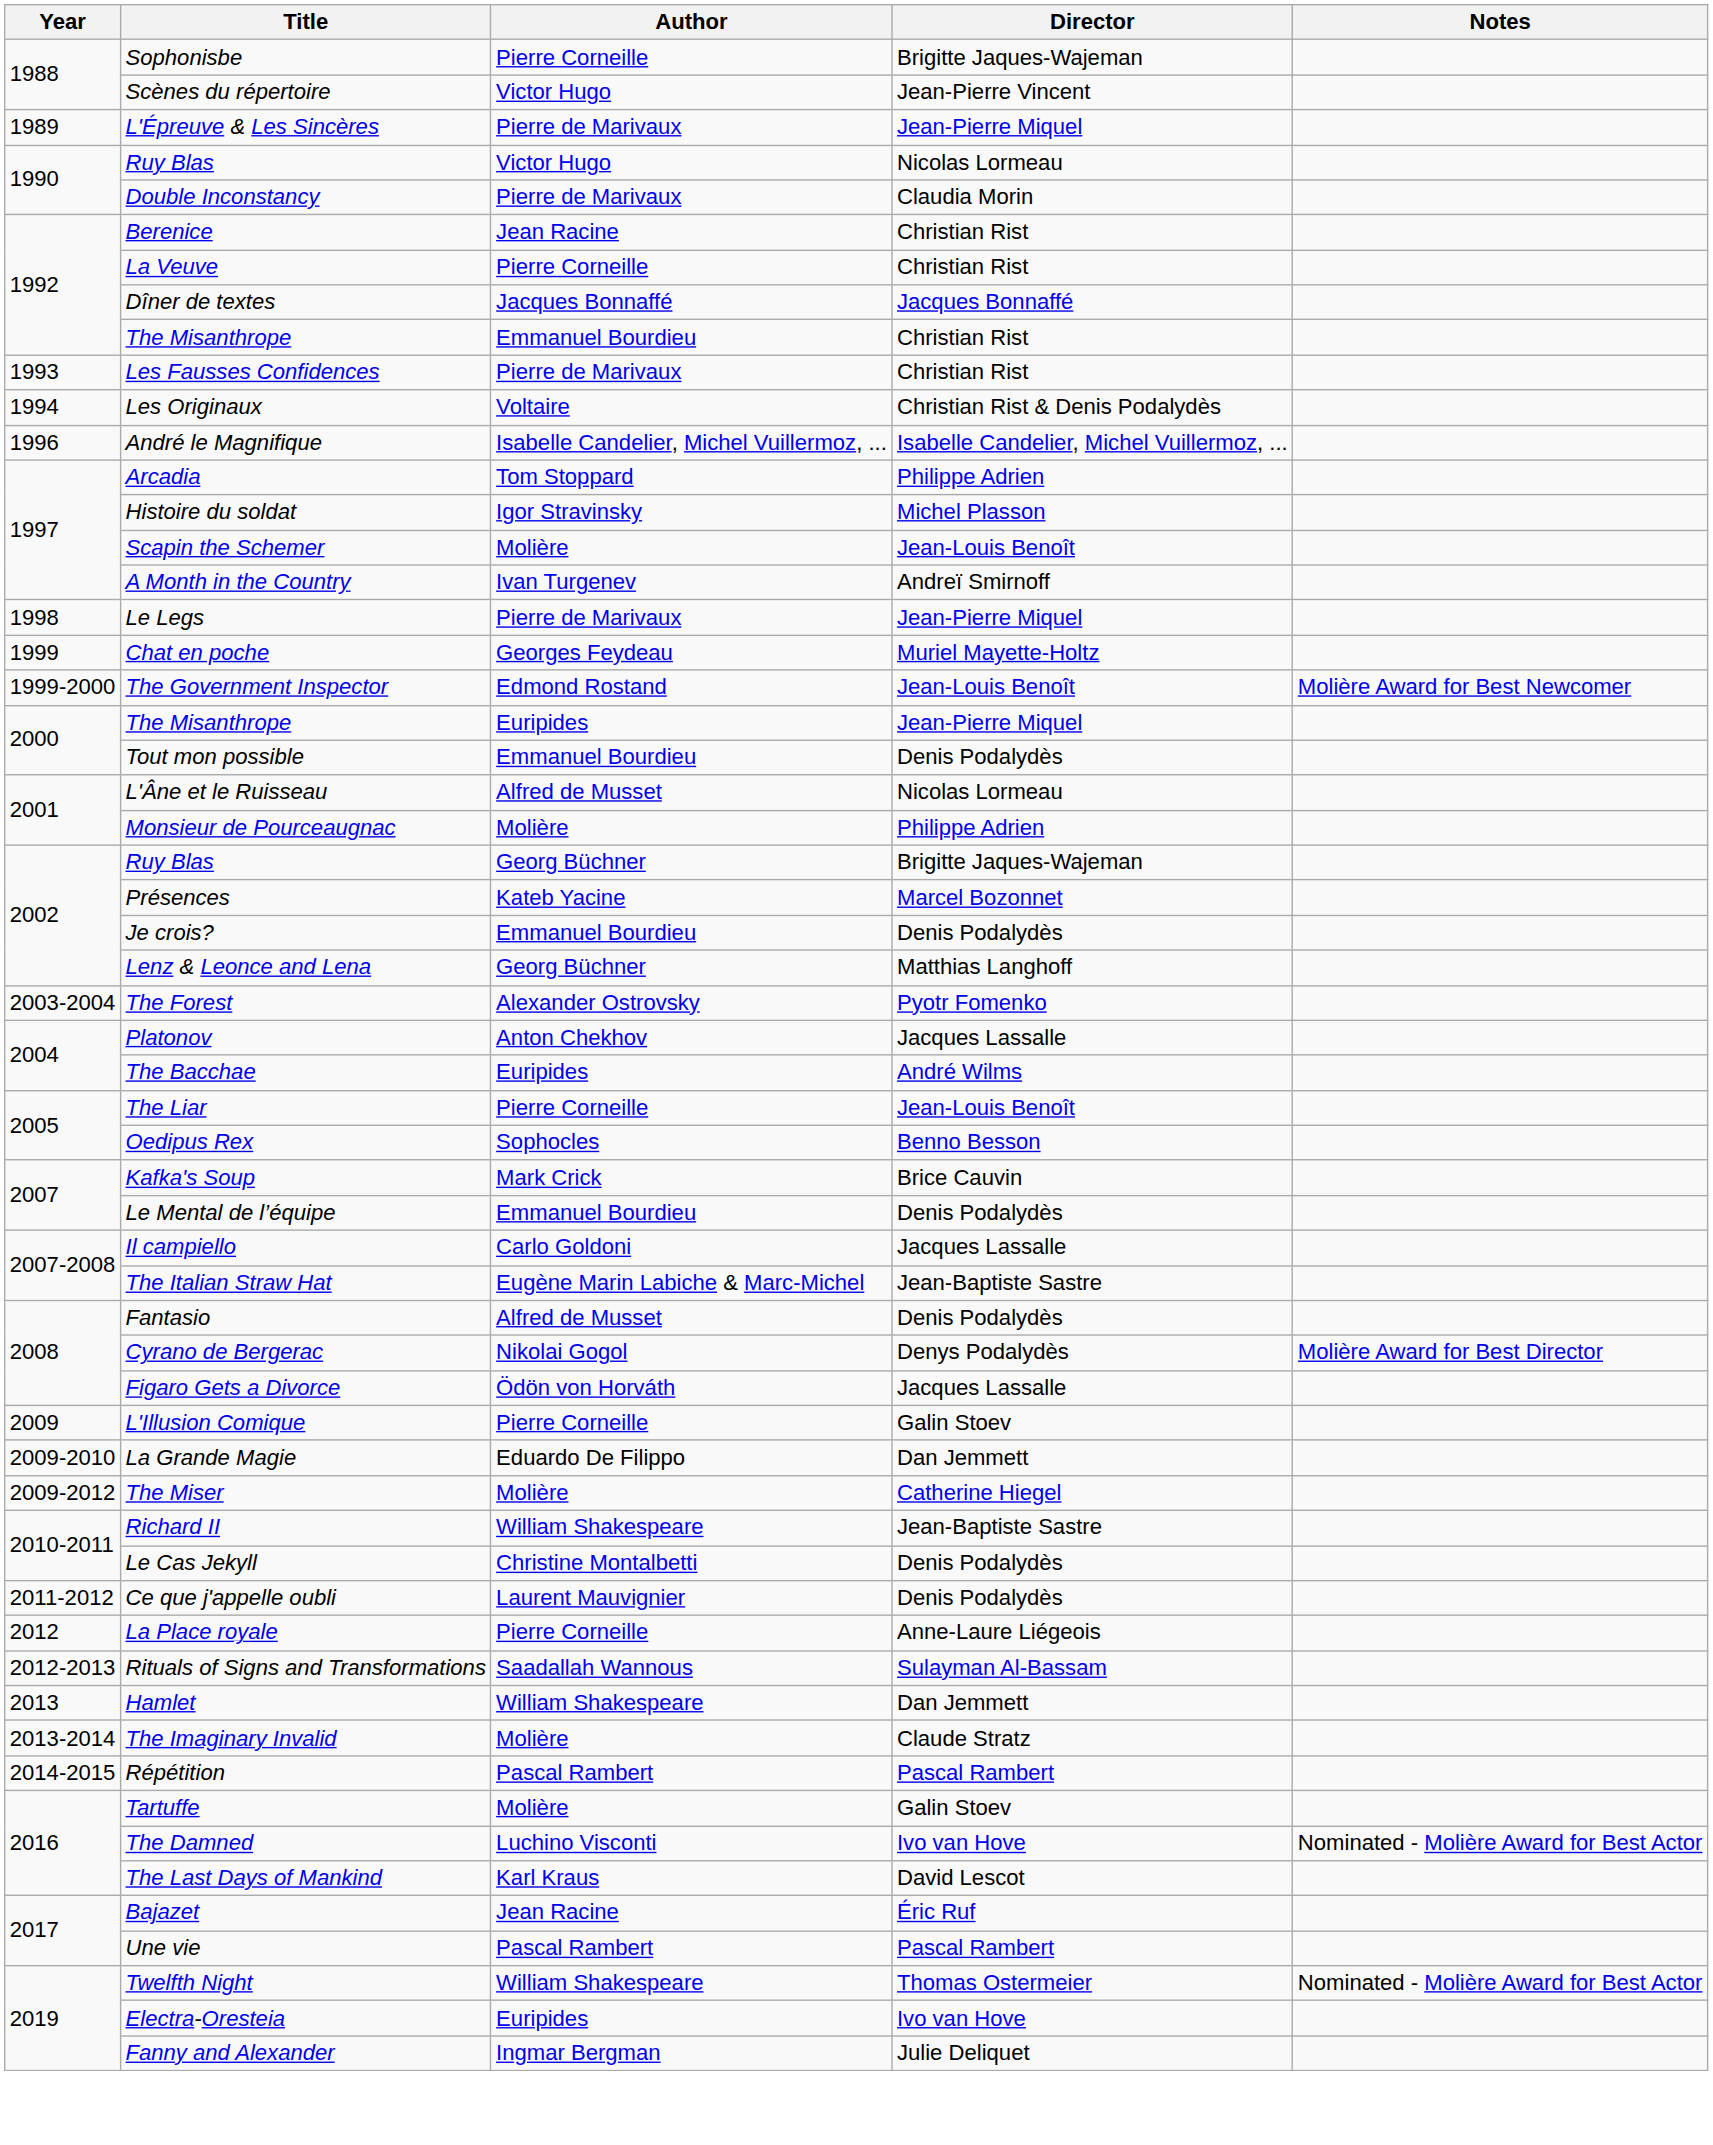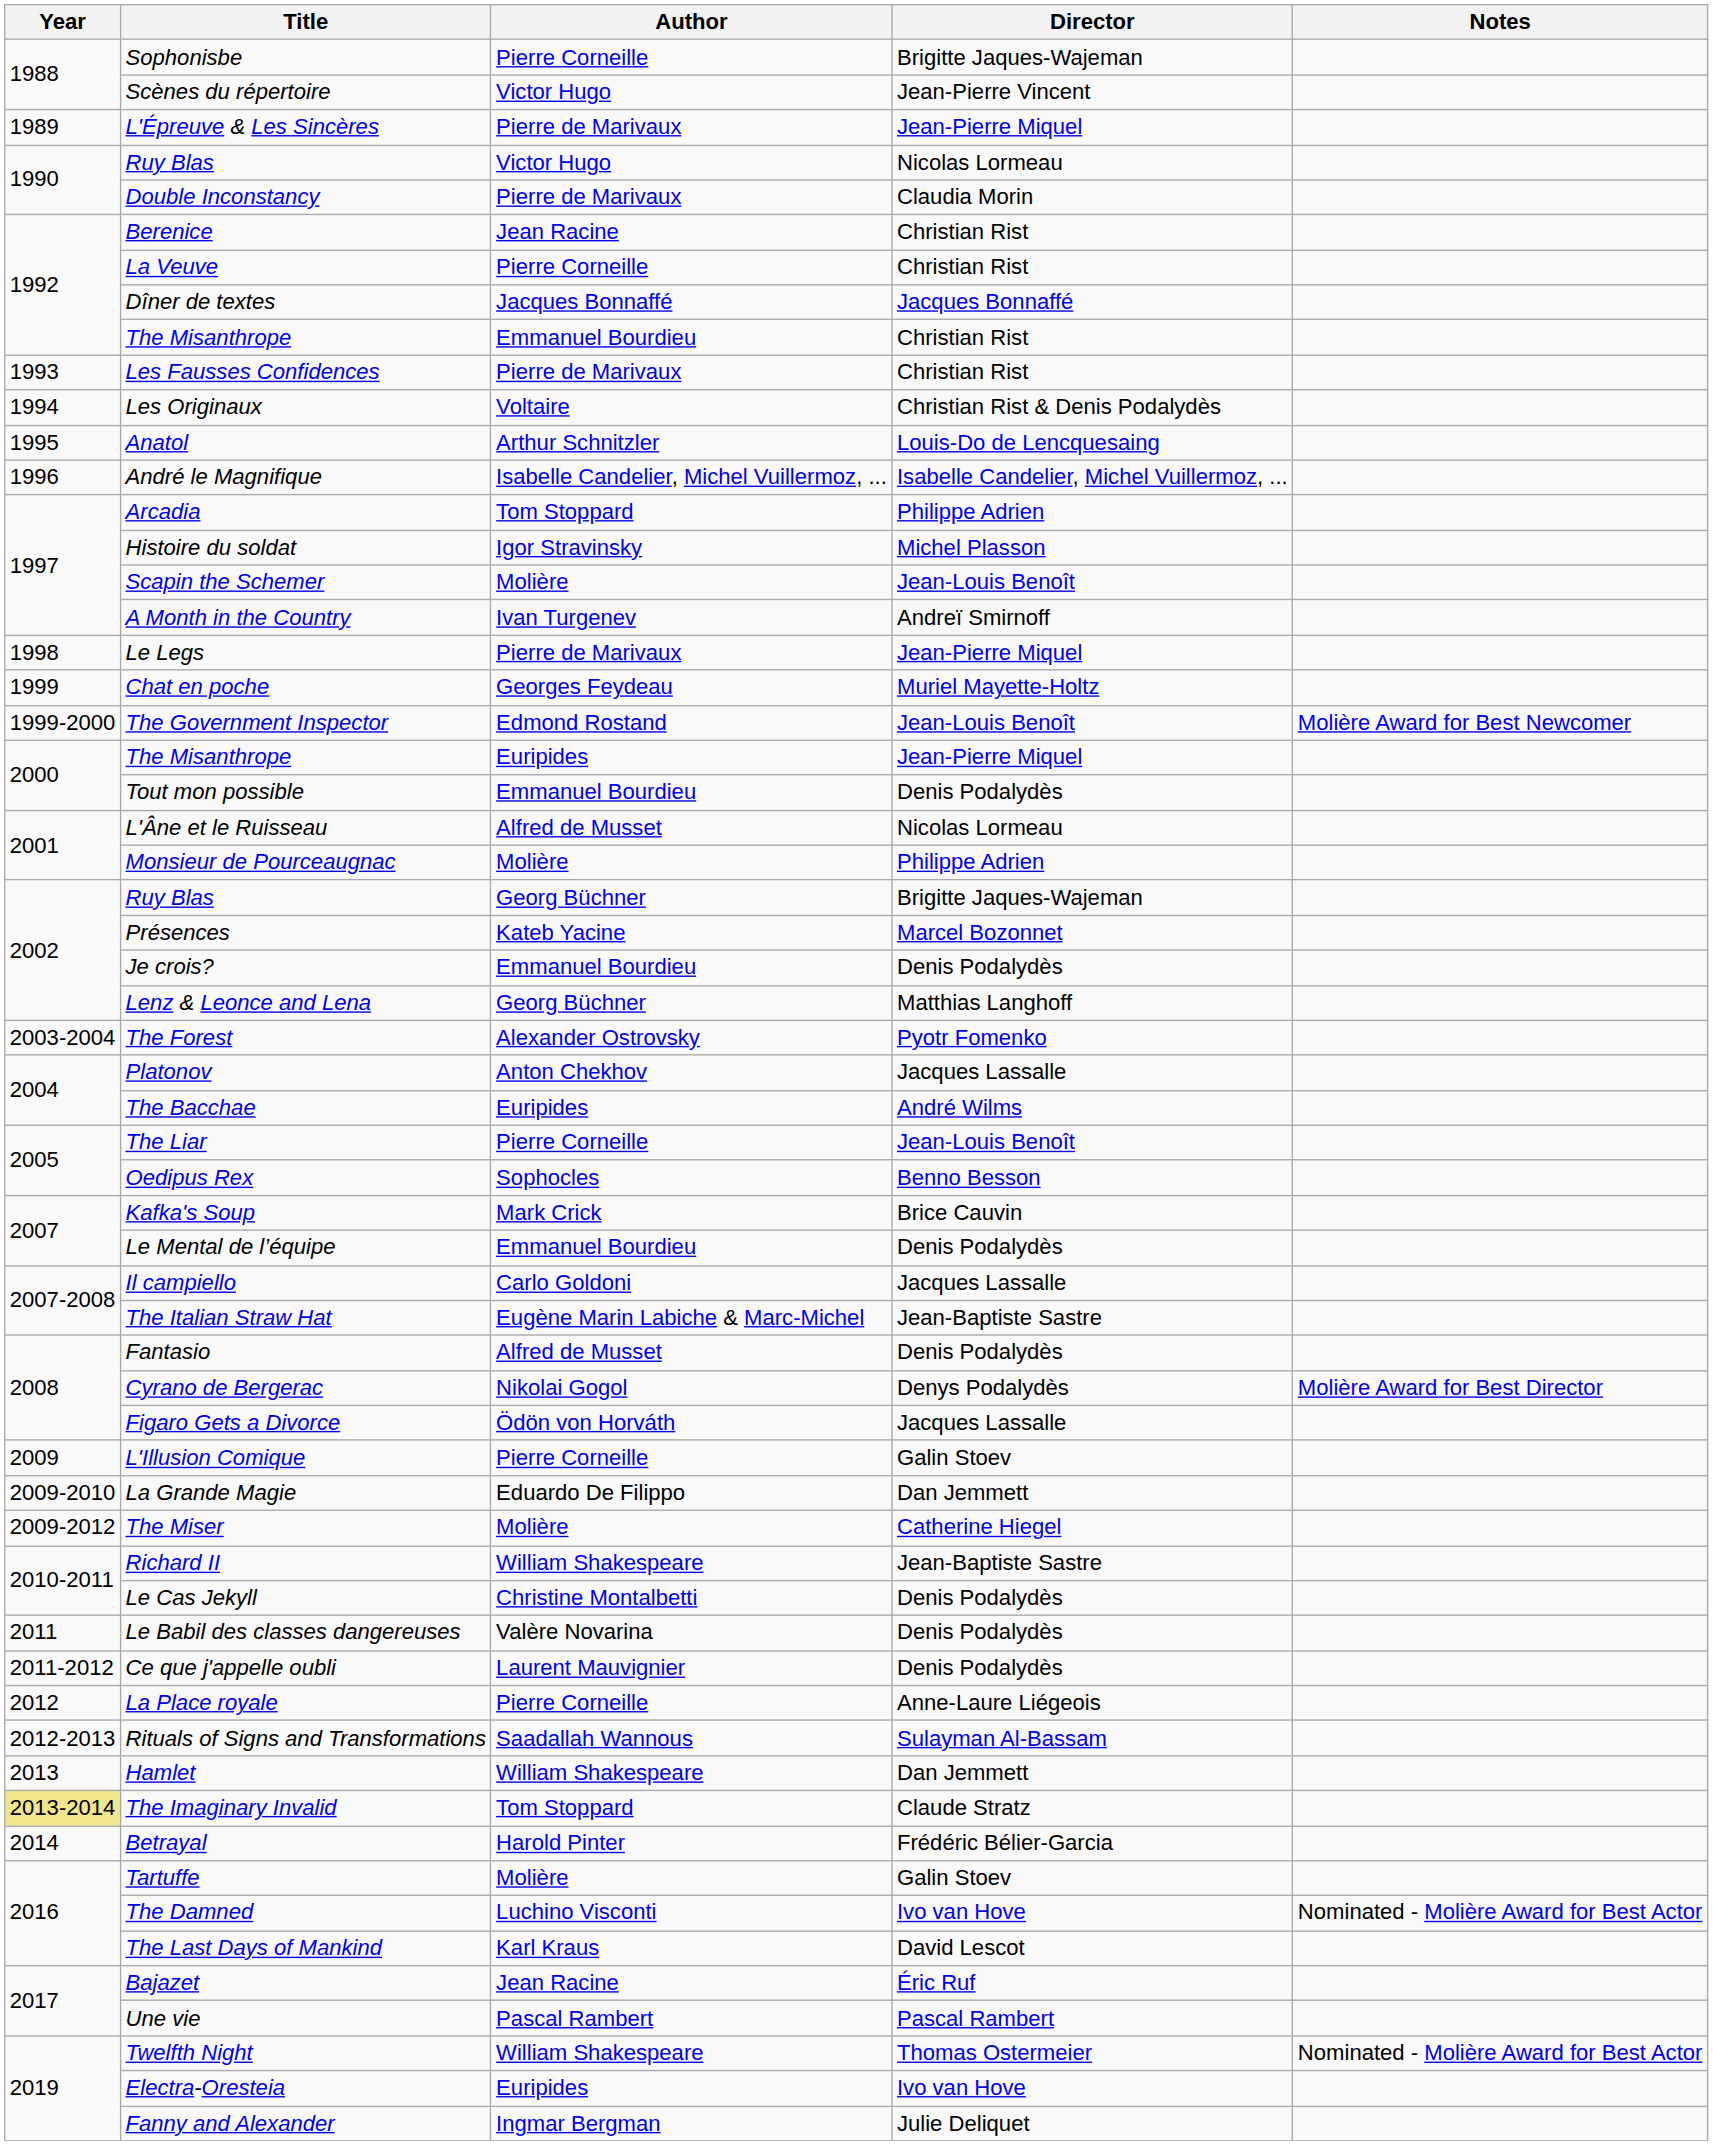+ row: (157, 442)
+ row: (293, 1632)
(63, 1737) no background -> (63, 1807) khaki background
(532, 1737) Molière -> (565, 1807) Tom Stoppard
+ row: (166, 1842)
- row: (175, 1772)
